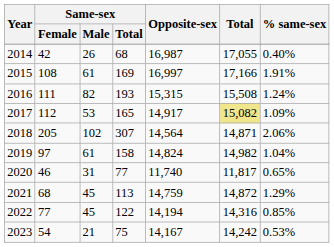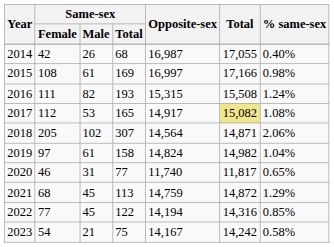(279, 73) 1.91% -> (279, 73) 0.98%
(279, 113) 1.09% -> (279, 113) 1.08%
(279, 232) 0.53% -> (279, 232) 0.58%
